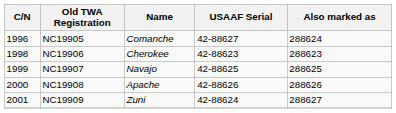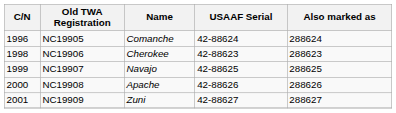(218, 38) 42-88627 -> (218, 38) 42-88624
(218, 100) 42-88624 -> (218, 100) 42-88627
